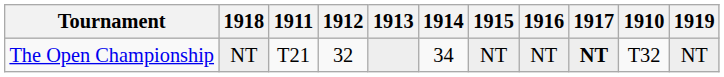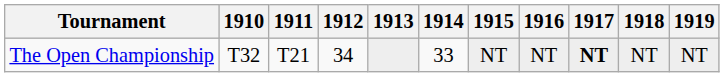columns swapped: (644, 21) <-> (244, 21)
(343, 55) 32 -> (343, 55) 34
(443, 55) 34 -> (443, 55) 33
